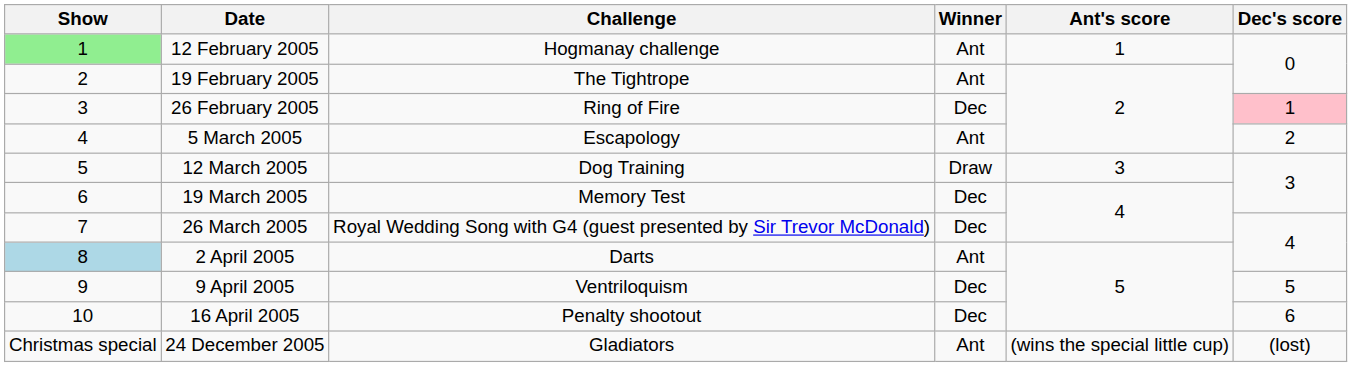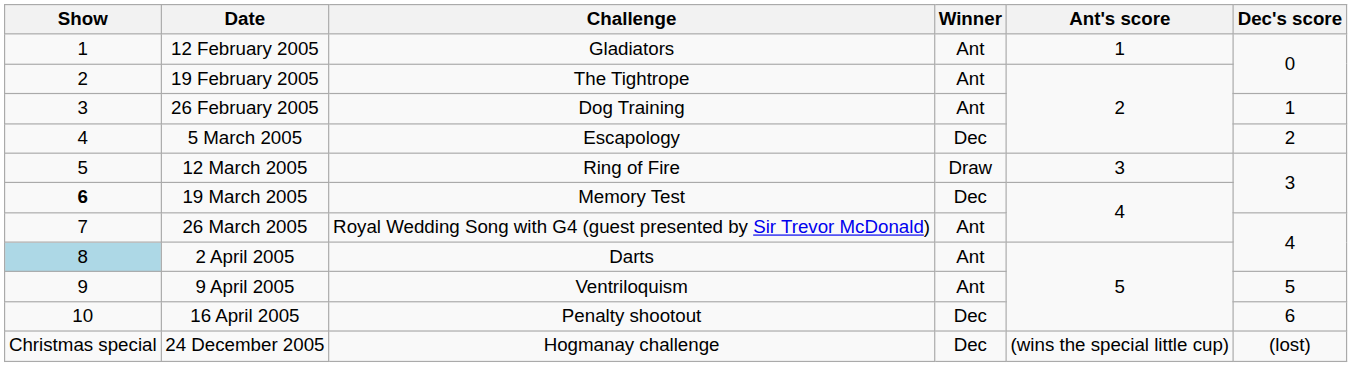(83, 49) lightgreen background -> (83, 49) no background
(632, 49) Hogmanay challenge -> (632, 49) Gladiators
(632, 108) Ring of Fire -> (632, 108) Dog Training
(970, 108) Dec -> (970, 108) Ant
(1290, 108) pink background -> (1290, 108) no background
(970, 138) Ant -> (970, 138) Dec
(632, 167) Dog Training -> (632, 167) Ring of Fire
(83, 197) normal -> (83, 197) bold
(970, 227) Dec -> (970, 227) Ant
(970, 286) Dec -> (970, 286) Ant
(632, 345) Gladiators -> (632, 345) Hogmanay challenge
(970, 345) Ant -> (970, 345) Dec
